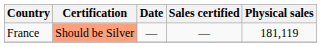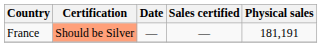(279, 32) 181,119 -> (279, 32) 181,191
